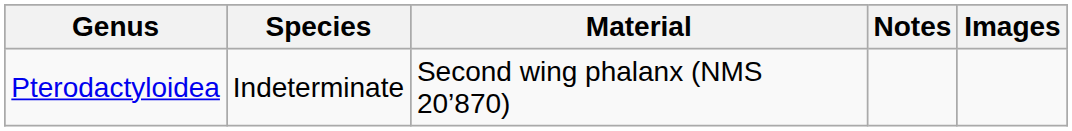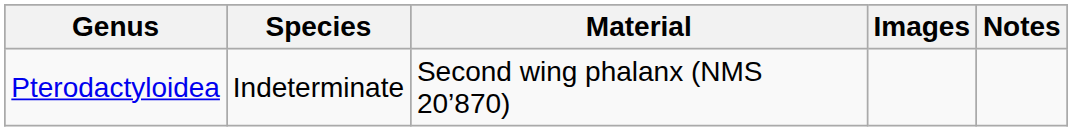columns swapped: (912, 26) <-> (1012, 26)
